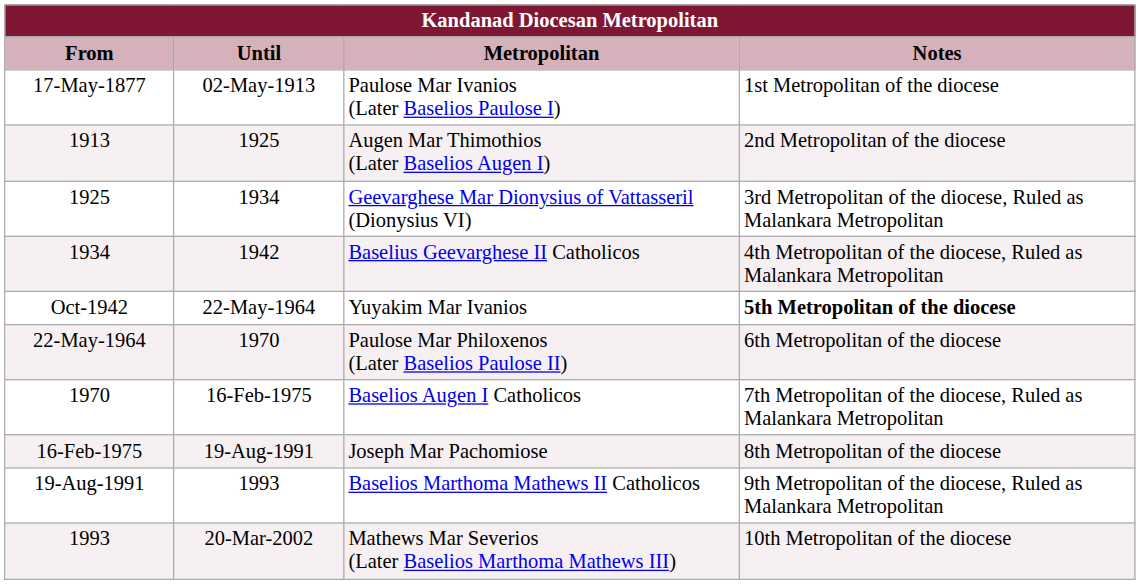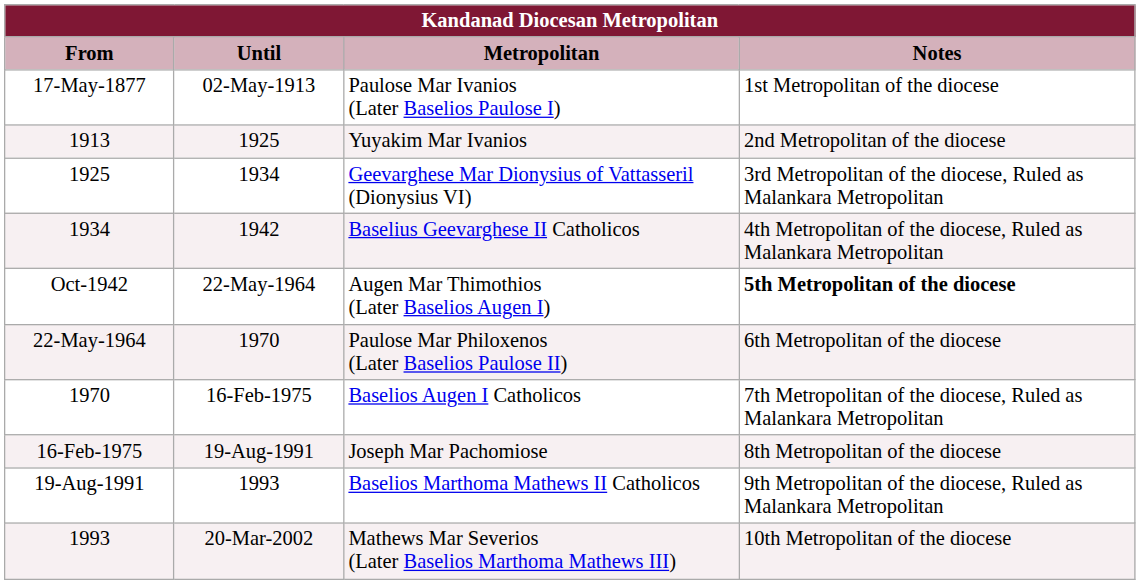(449, 152) Augen Mar Thimothios (Later Baselios Augen I) -> (438, 141) Yuyakim Mar Ivanios
(438, 307) Yuyakim Mar Ivanios -> (449, 296) Augen Mar Thimothios (Later Baselios Augen I)
